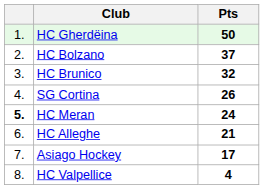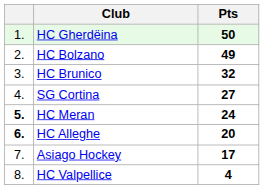(228, 54) 37 -> (228, 54) 49
(228, 94) 26 -> (228, 94) 27
(19, 134) normal -> (19, 134) bold
(228, 134) 21 -> (228, 134) 20
